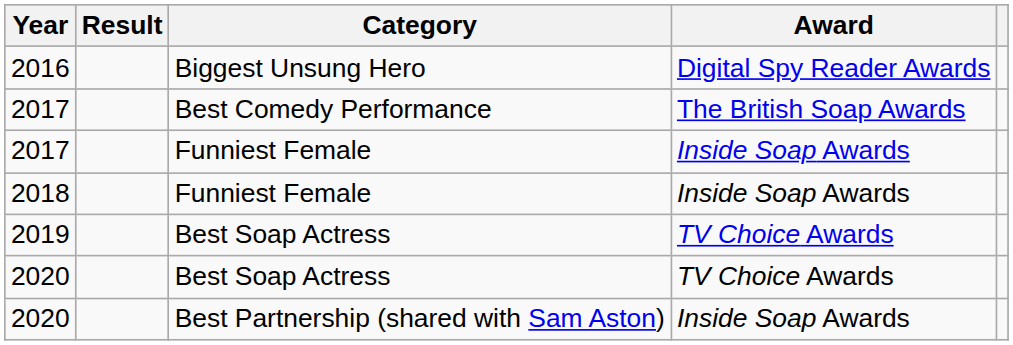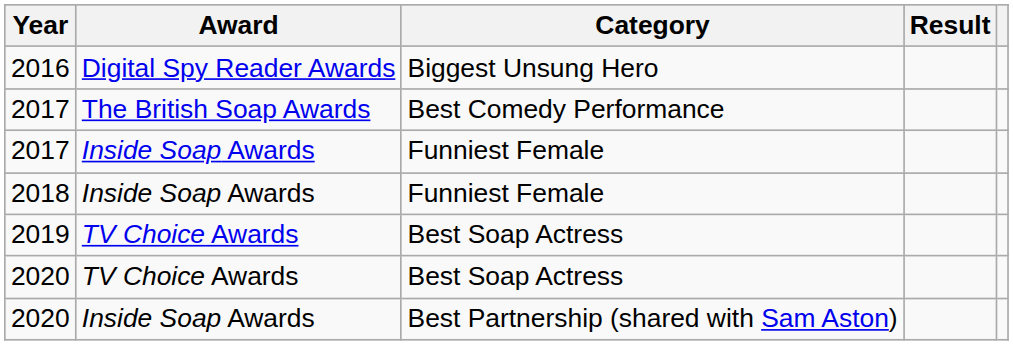columns swapped: (834, 25) <-> (122, 25)
